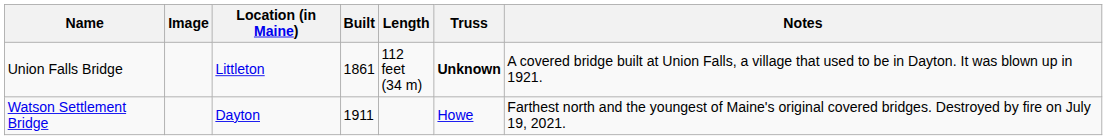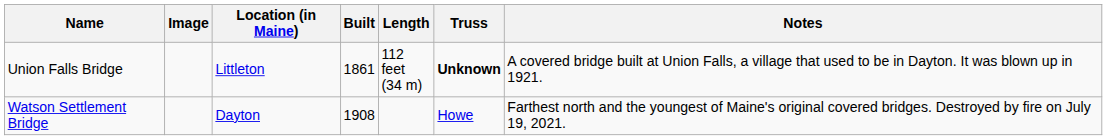(359, 115) 1911 -> (359, 115) 1908
